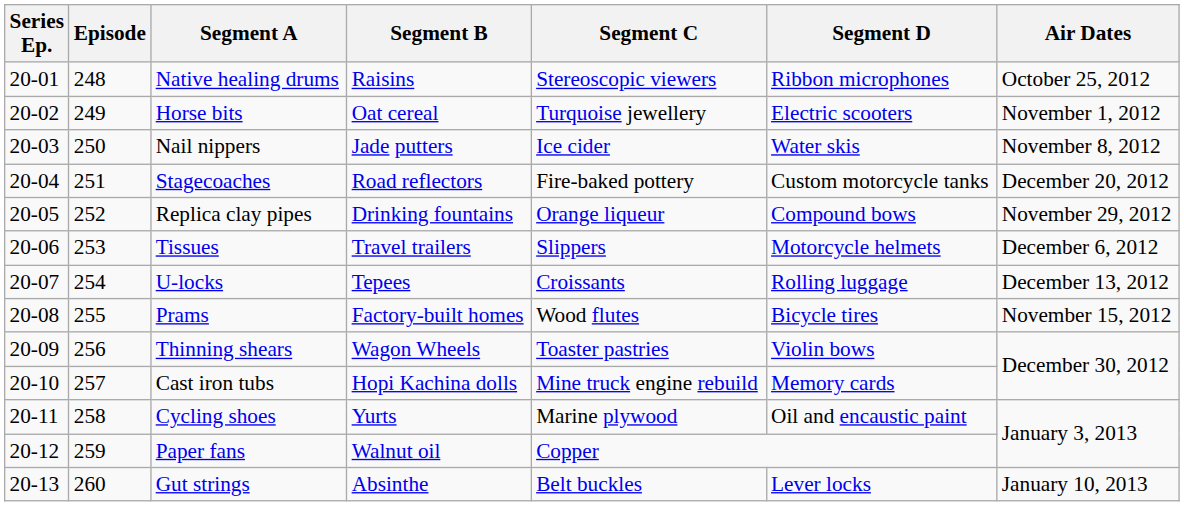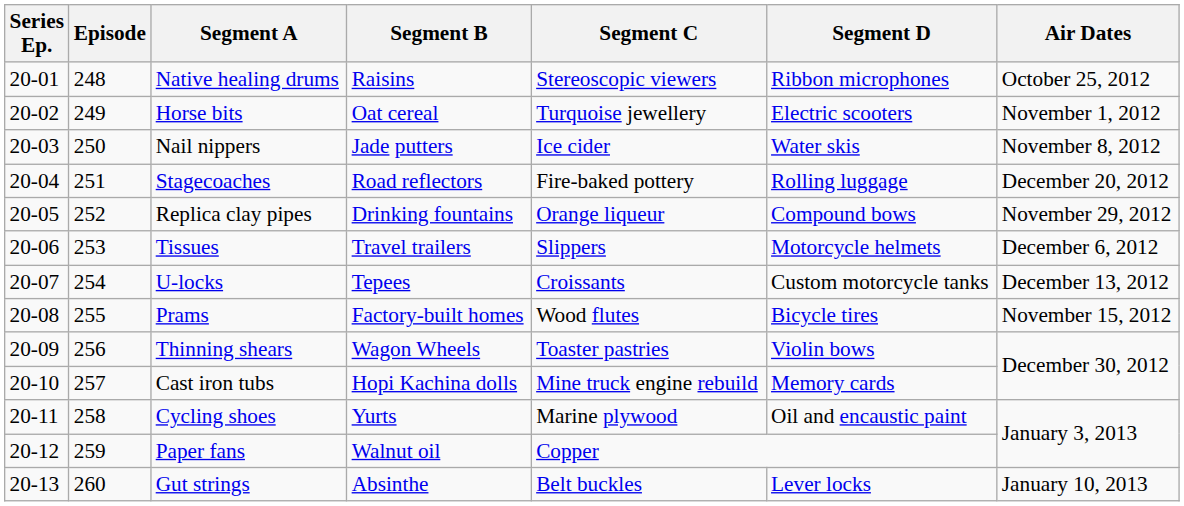(880, 180) Custom motorcycle tanks -> (839, 180) Rolling luggage
(839, 281) Rolling luggage -> (880, 281) Custom motorcycle tanks
